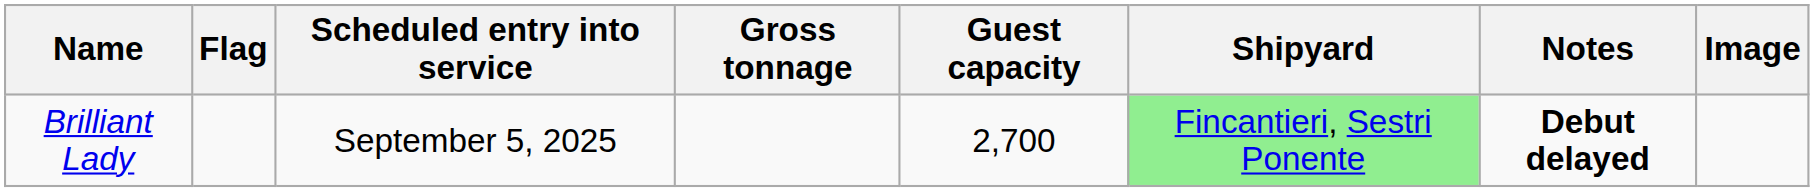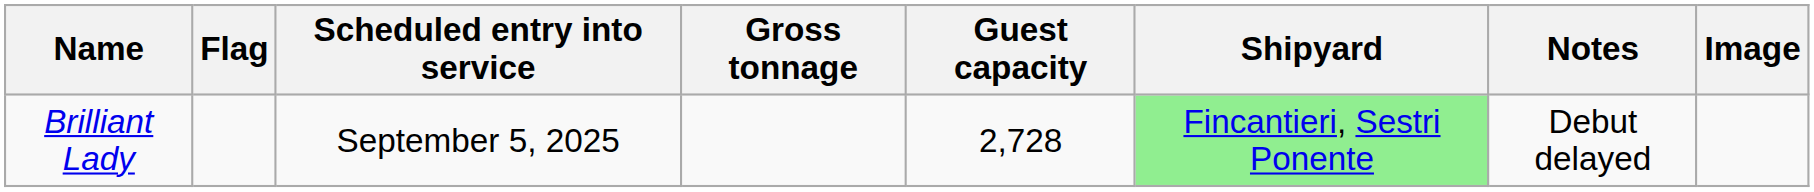(1014, 139) 2,700 -> (1021, 139) 2,728
(1588, 139) bold -> (1593, 139) normal
